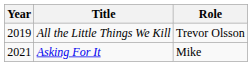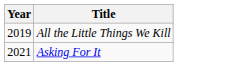- column: (210, 14)
